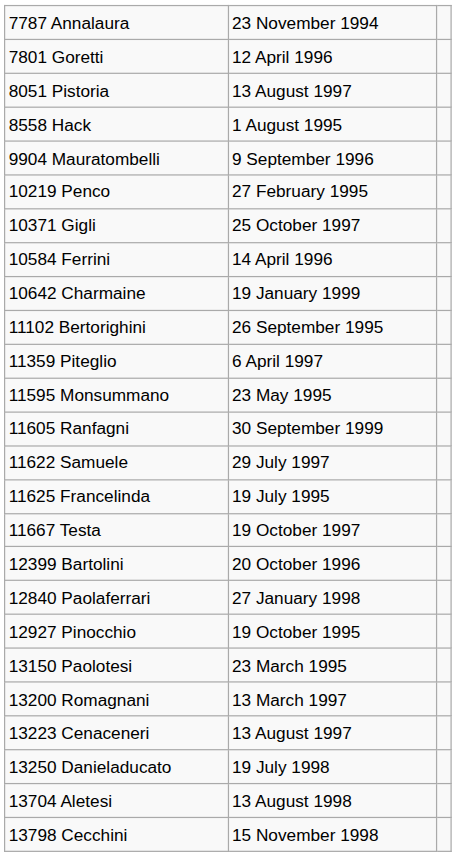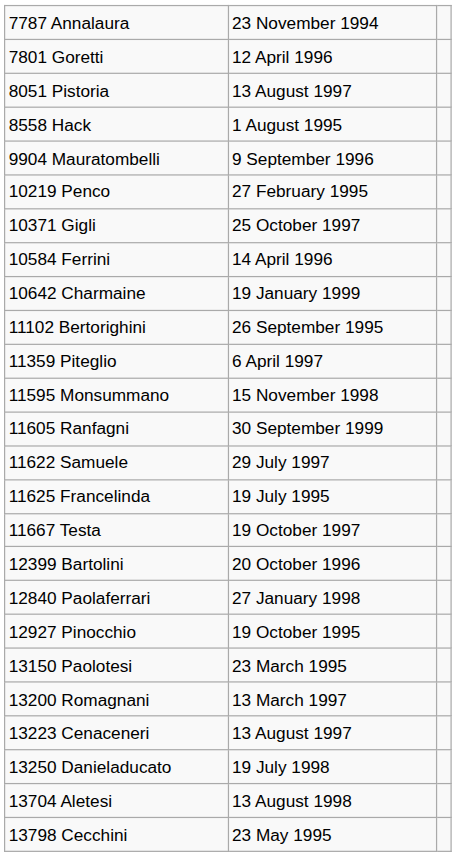(282, 395) 23 May 1995 -> (305, 395) 15 November 1998
(305, 835) 15 November 1998 -> (282, 835) 23 May 1995
